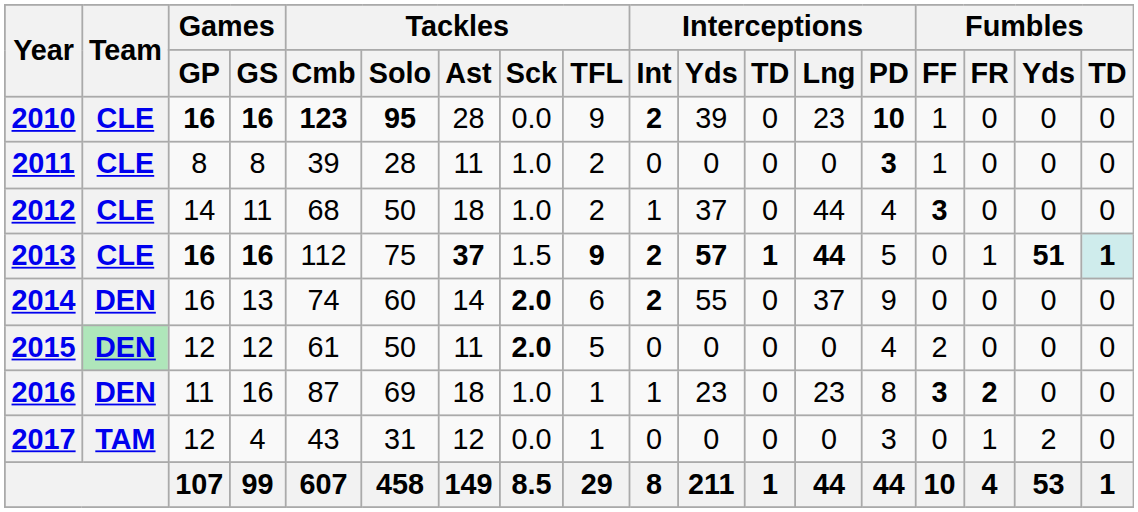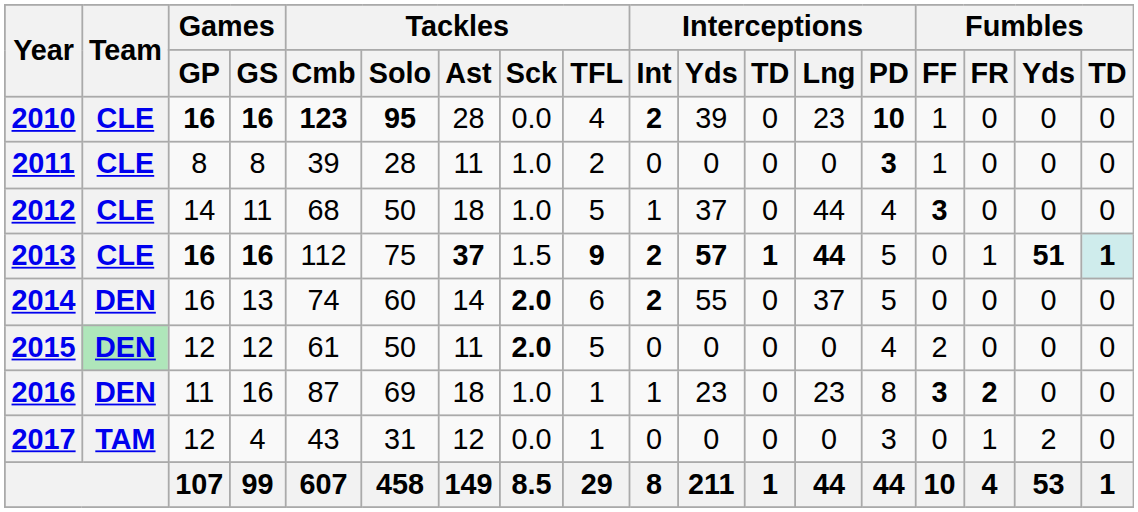(597, 118) 9 -> (597, 118) 4
(597, 210) 2 -> (597, 210) 5
(889, 301) 9 -> (889, 301) 5
